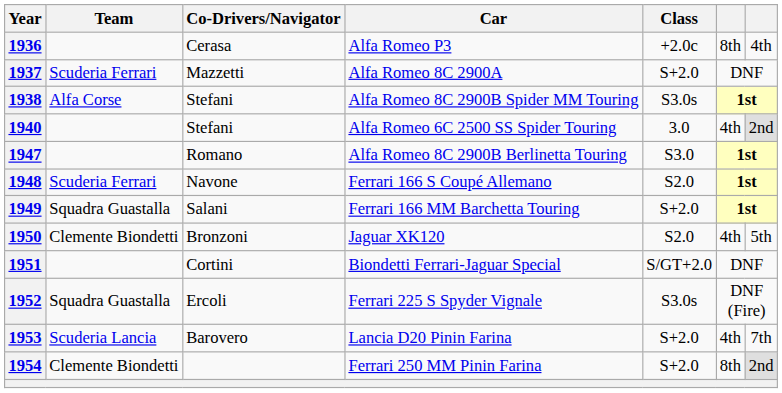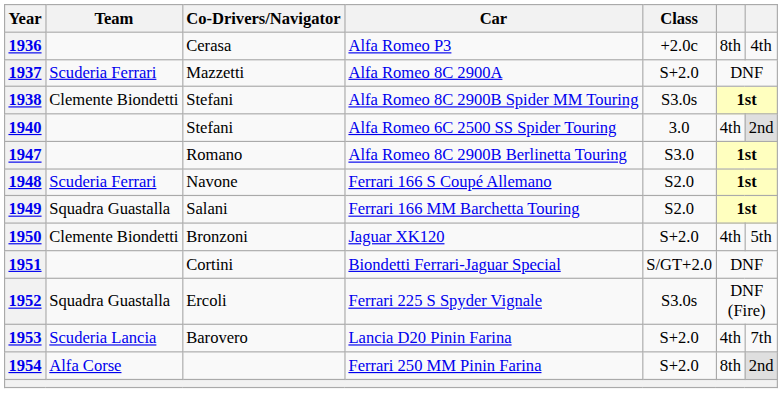(85, 100) Alfa Corse -> (114, 100) Clemente Biondetti
(679, 209) S+2.0 -> (679, 209) S2.0
(679, 237) S2.0 -> (679, 237) S+2.0
(114, 365) Clemente Biondetti -> (85, 365) Alfa Corse
